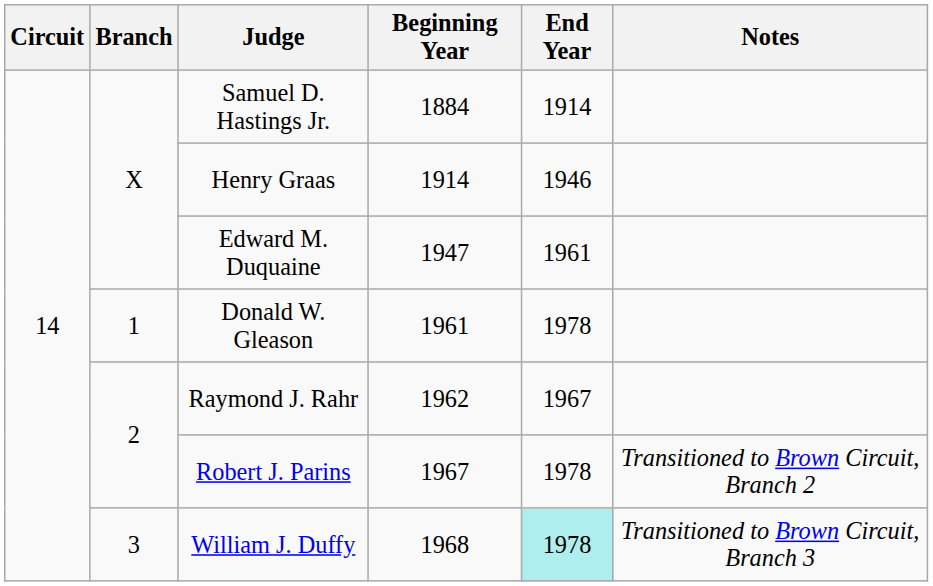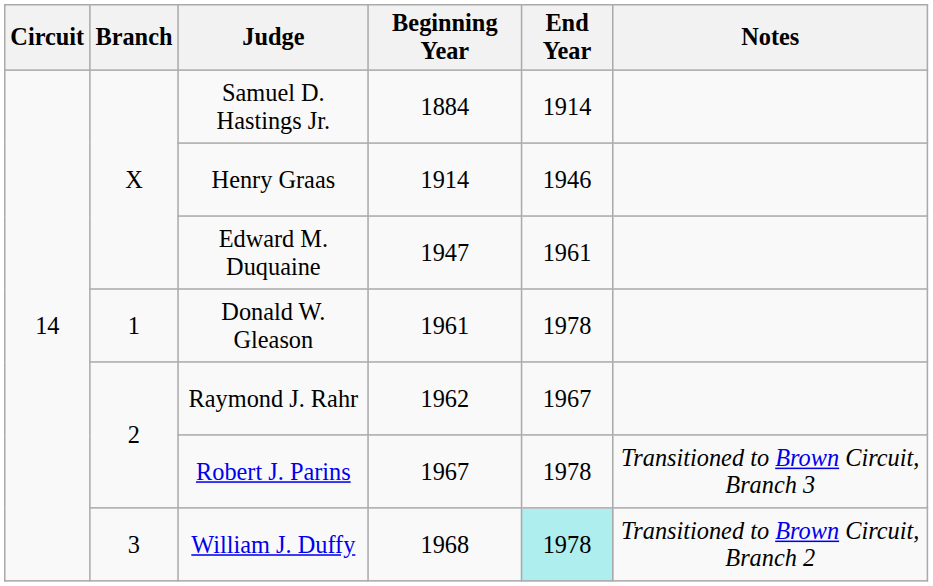(770, 471) Transitioned to Brown Circuit, Branch 2 -> (770, 471) Transitioned to Brown Circuit, Branch 3
(770, 544) Transitioned to Brown Circuit, Branch 3 -> (770, 544) Transitioned to Brown Circuit, Branch 2
